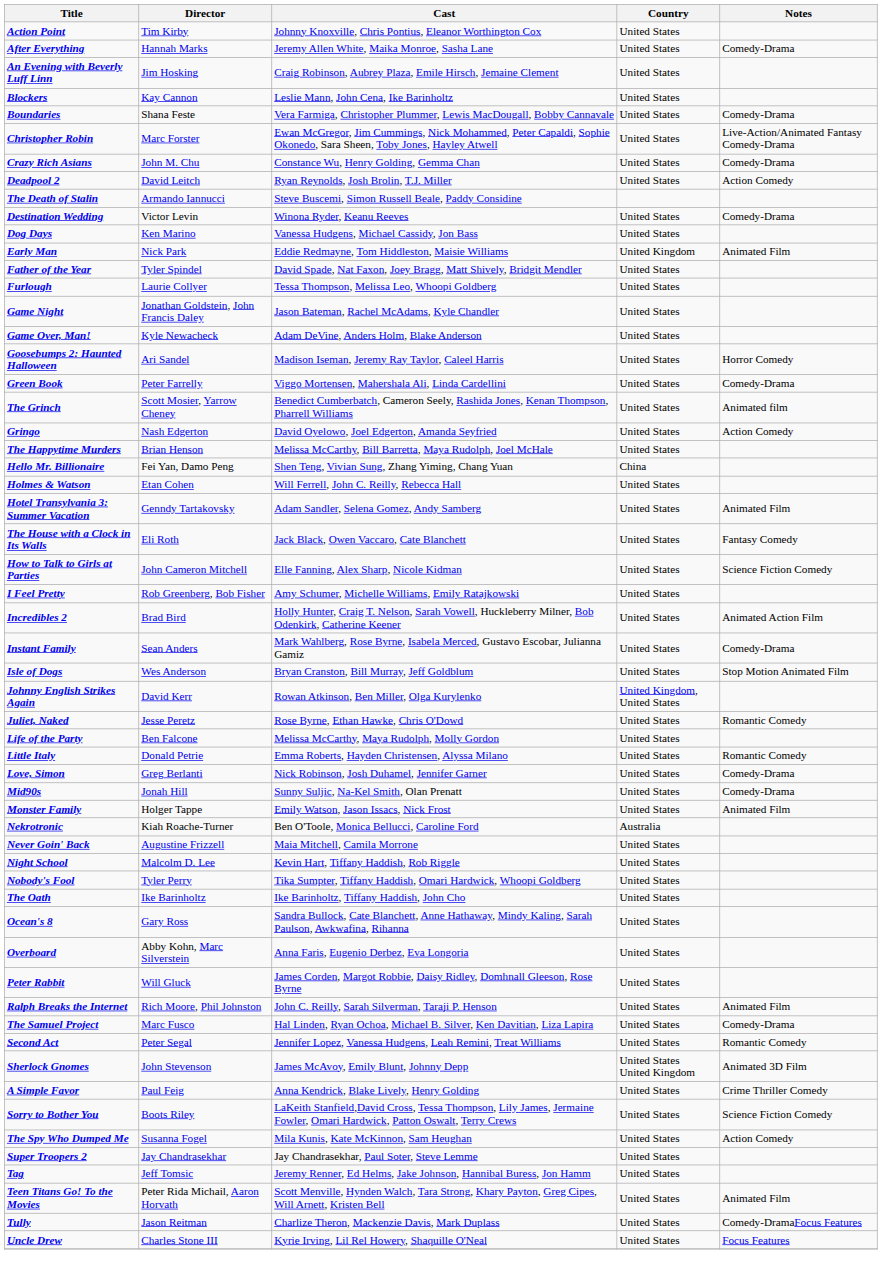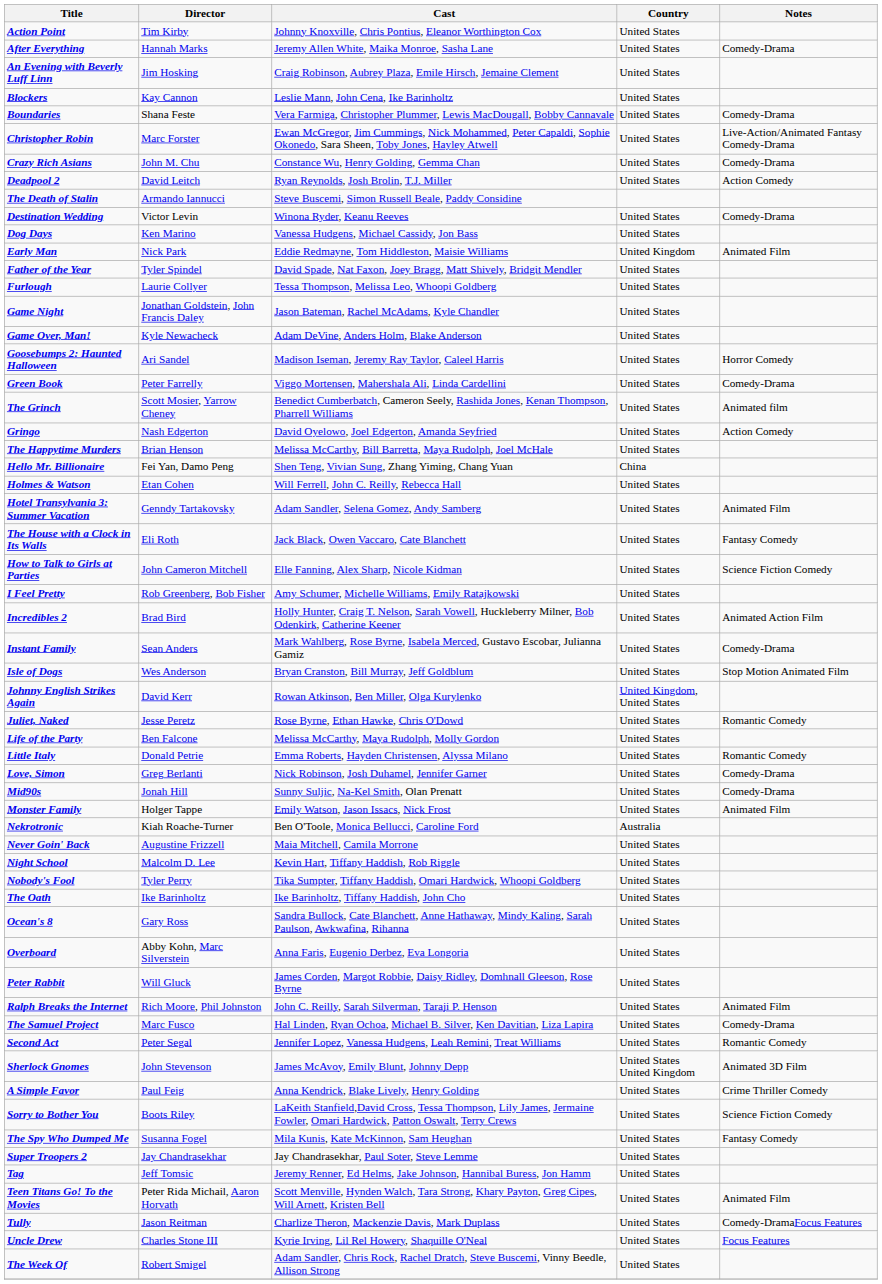(758, 1138) Action Comedy -> (760, 1138) Fantasy Comedy
+ row: (37, 1264)
